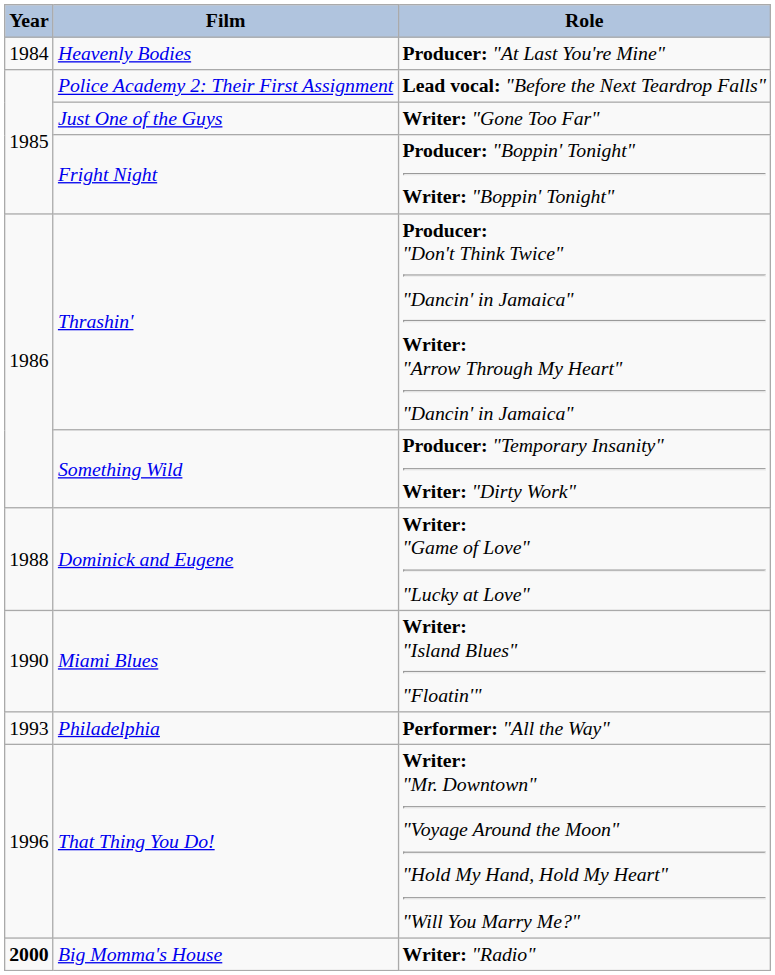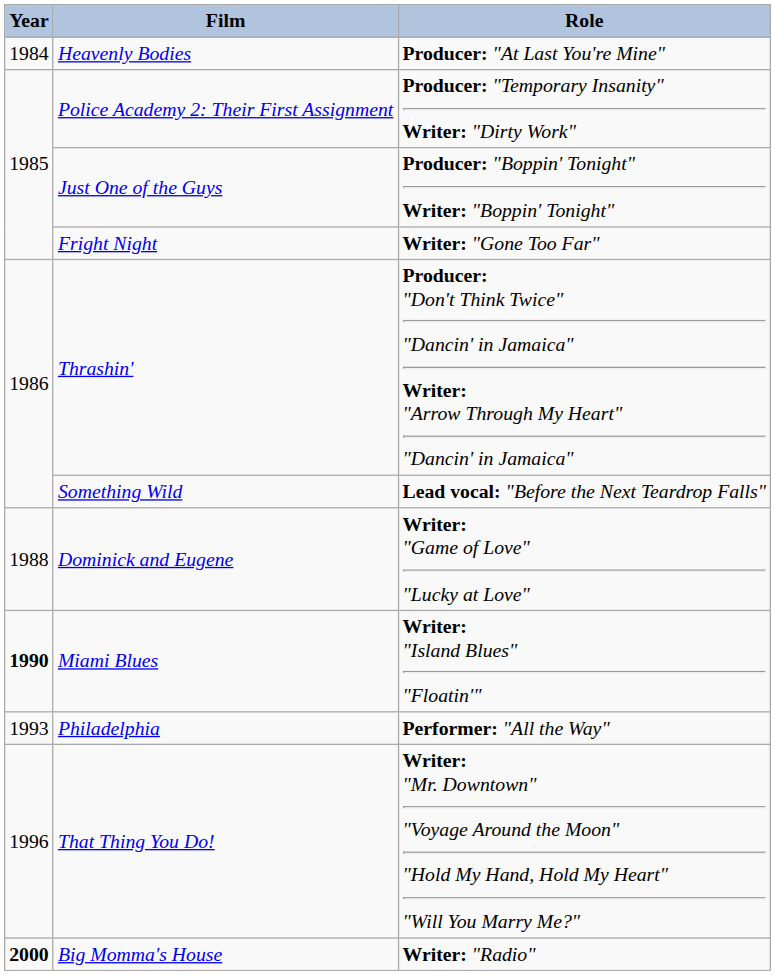(584, 86) Lead vocal: "Before the Next Teardrop Falls" -> (584, 109) Producer: "Temporary Insanity" Writer: "Dirty Work"
(501, 118) Writer: "Gone Too Far" -> (584, 187) Producer: "Boppin' Tonight" Writer: "Boppin' Tonight"
(584, 174) Producer: "Boppin' Tonight" Writer: "Boppin' Tonight" -> (501, 242) Writer: "Gone Too Far"
(584, 469) Producer: "Temporary Insanity" Writer: "Dirty Work" -> (584, 491) Lead vocal: "Before the Next Teardrop Falls"
(29, 660) normal -> (29, 660) bold
